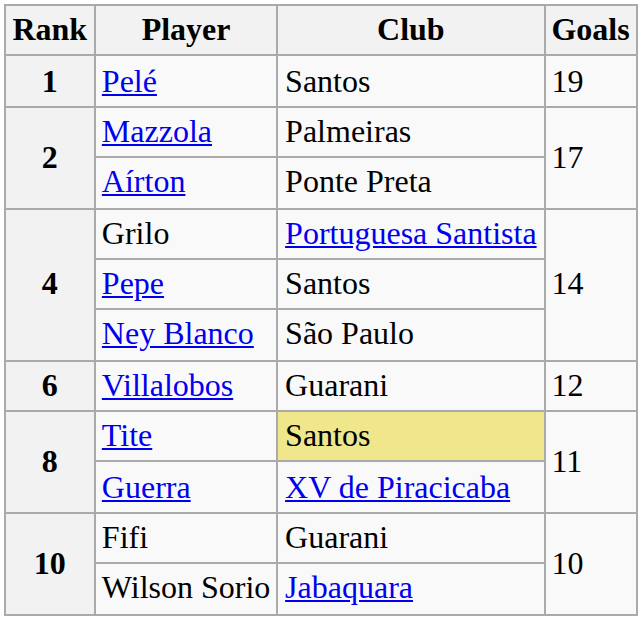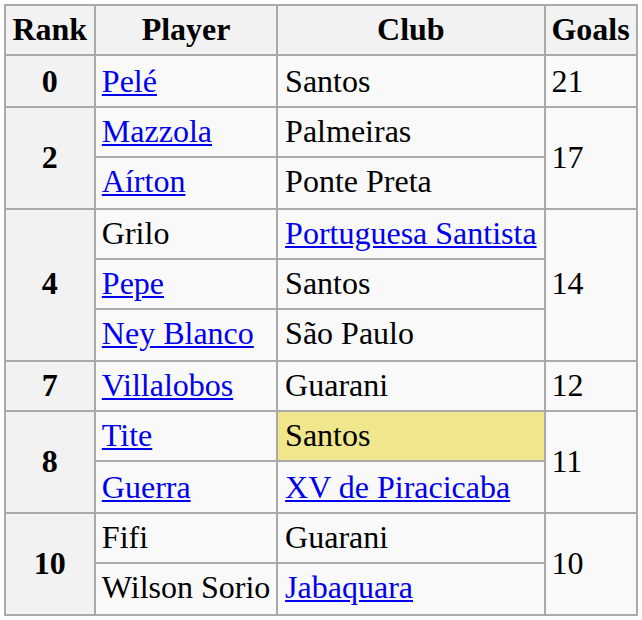(50, 80) 1 -> (50, 80) 0
(567, 80) 19 -> (567, 80) 21
(50, 385) 6 -> (50, 385) 7
